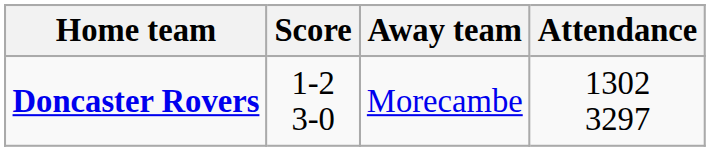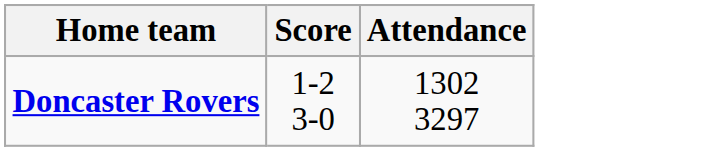- column: (445, 30)
